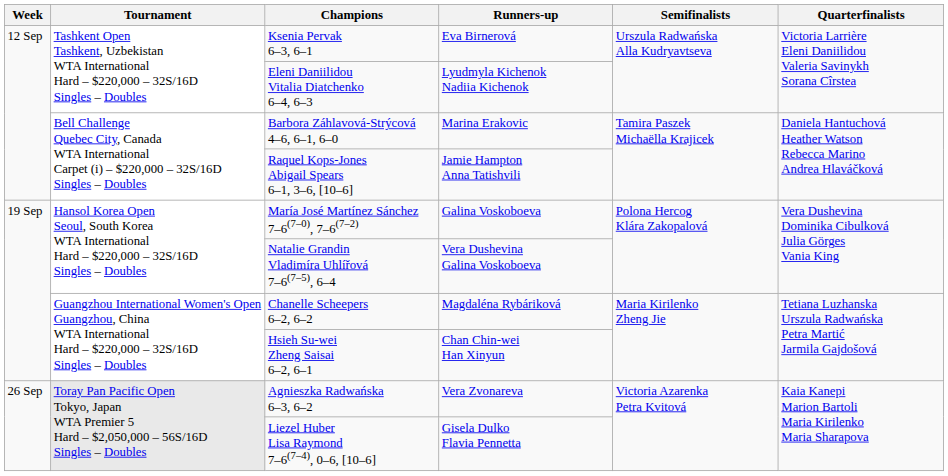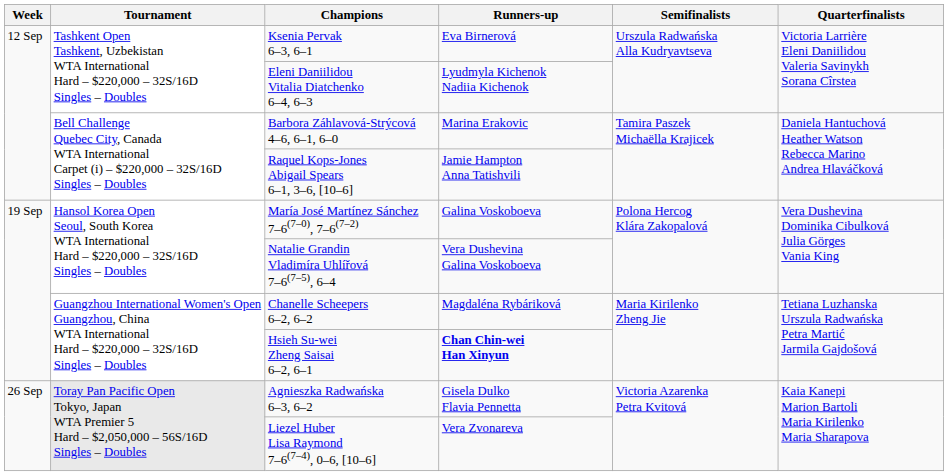(481, 347) normal -> (483, 347) bold
(482, 391) Vera Zvonareva -> (481, 398) Gisela Dulko Flavia Pennetta
(481, 435) Gisela Dulko Flavia Pennetta -> (482, 427) Vera Zvonareva
